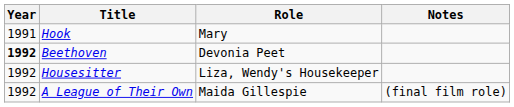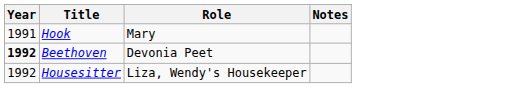- row: (117, 92)
